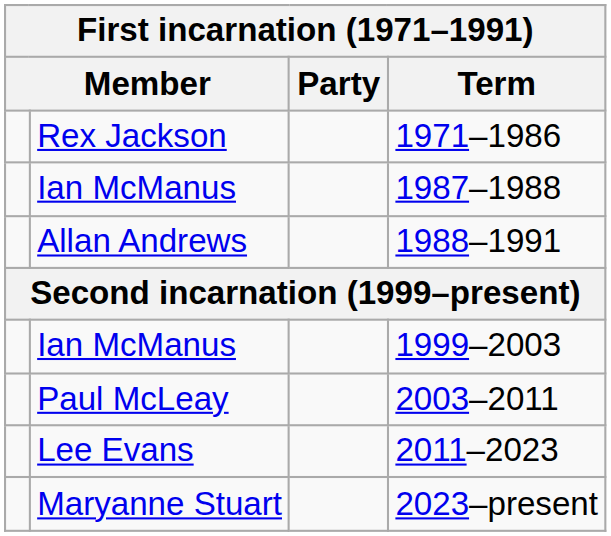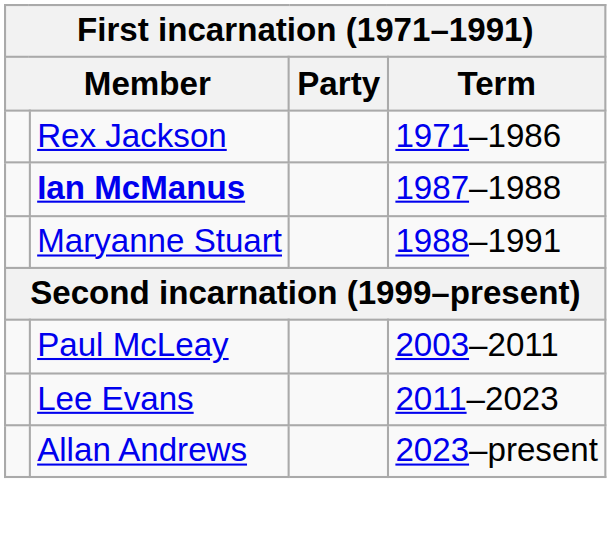(137, 188) normal -> (141, 188) bold
(142, 240) Allan Andrews -> (160, 240) Maryanne Stuart
- row: (478, 345)
(160, 503) Maryanne Stuart -> (142, 450) Allan Andrews
